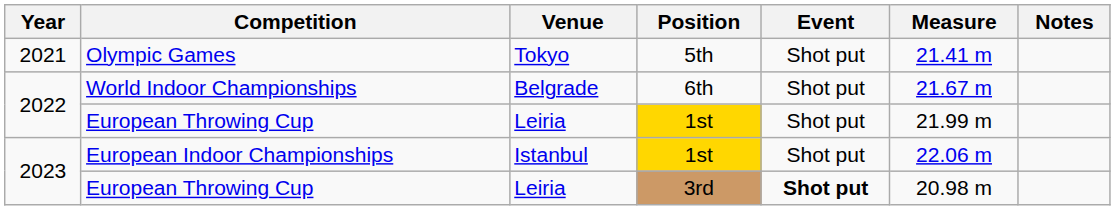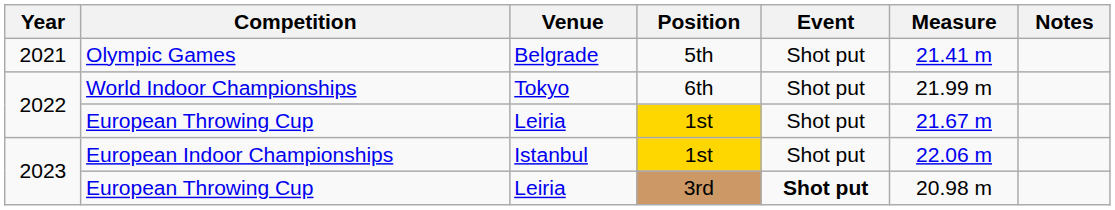(542, 55) Tokyo -> (556, 55) Belgrade
(556, 88) Belgrade -> (542, 88) Tokyo
(954, 88) 21.67 m -> (954, 88) 21.99 m
(954, 121) 21.99 m -> (954, 121) 21.67 m
